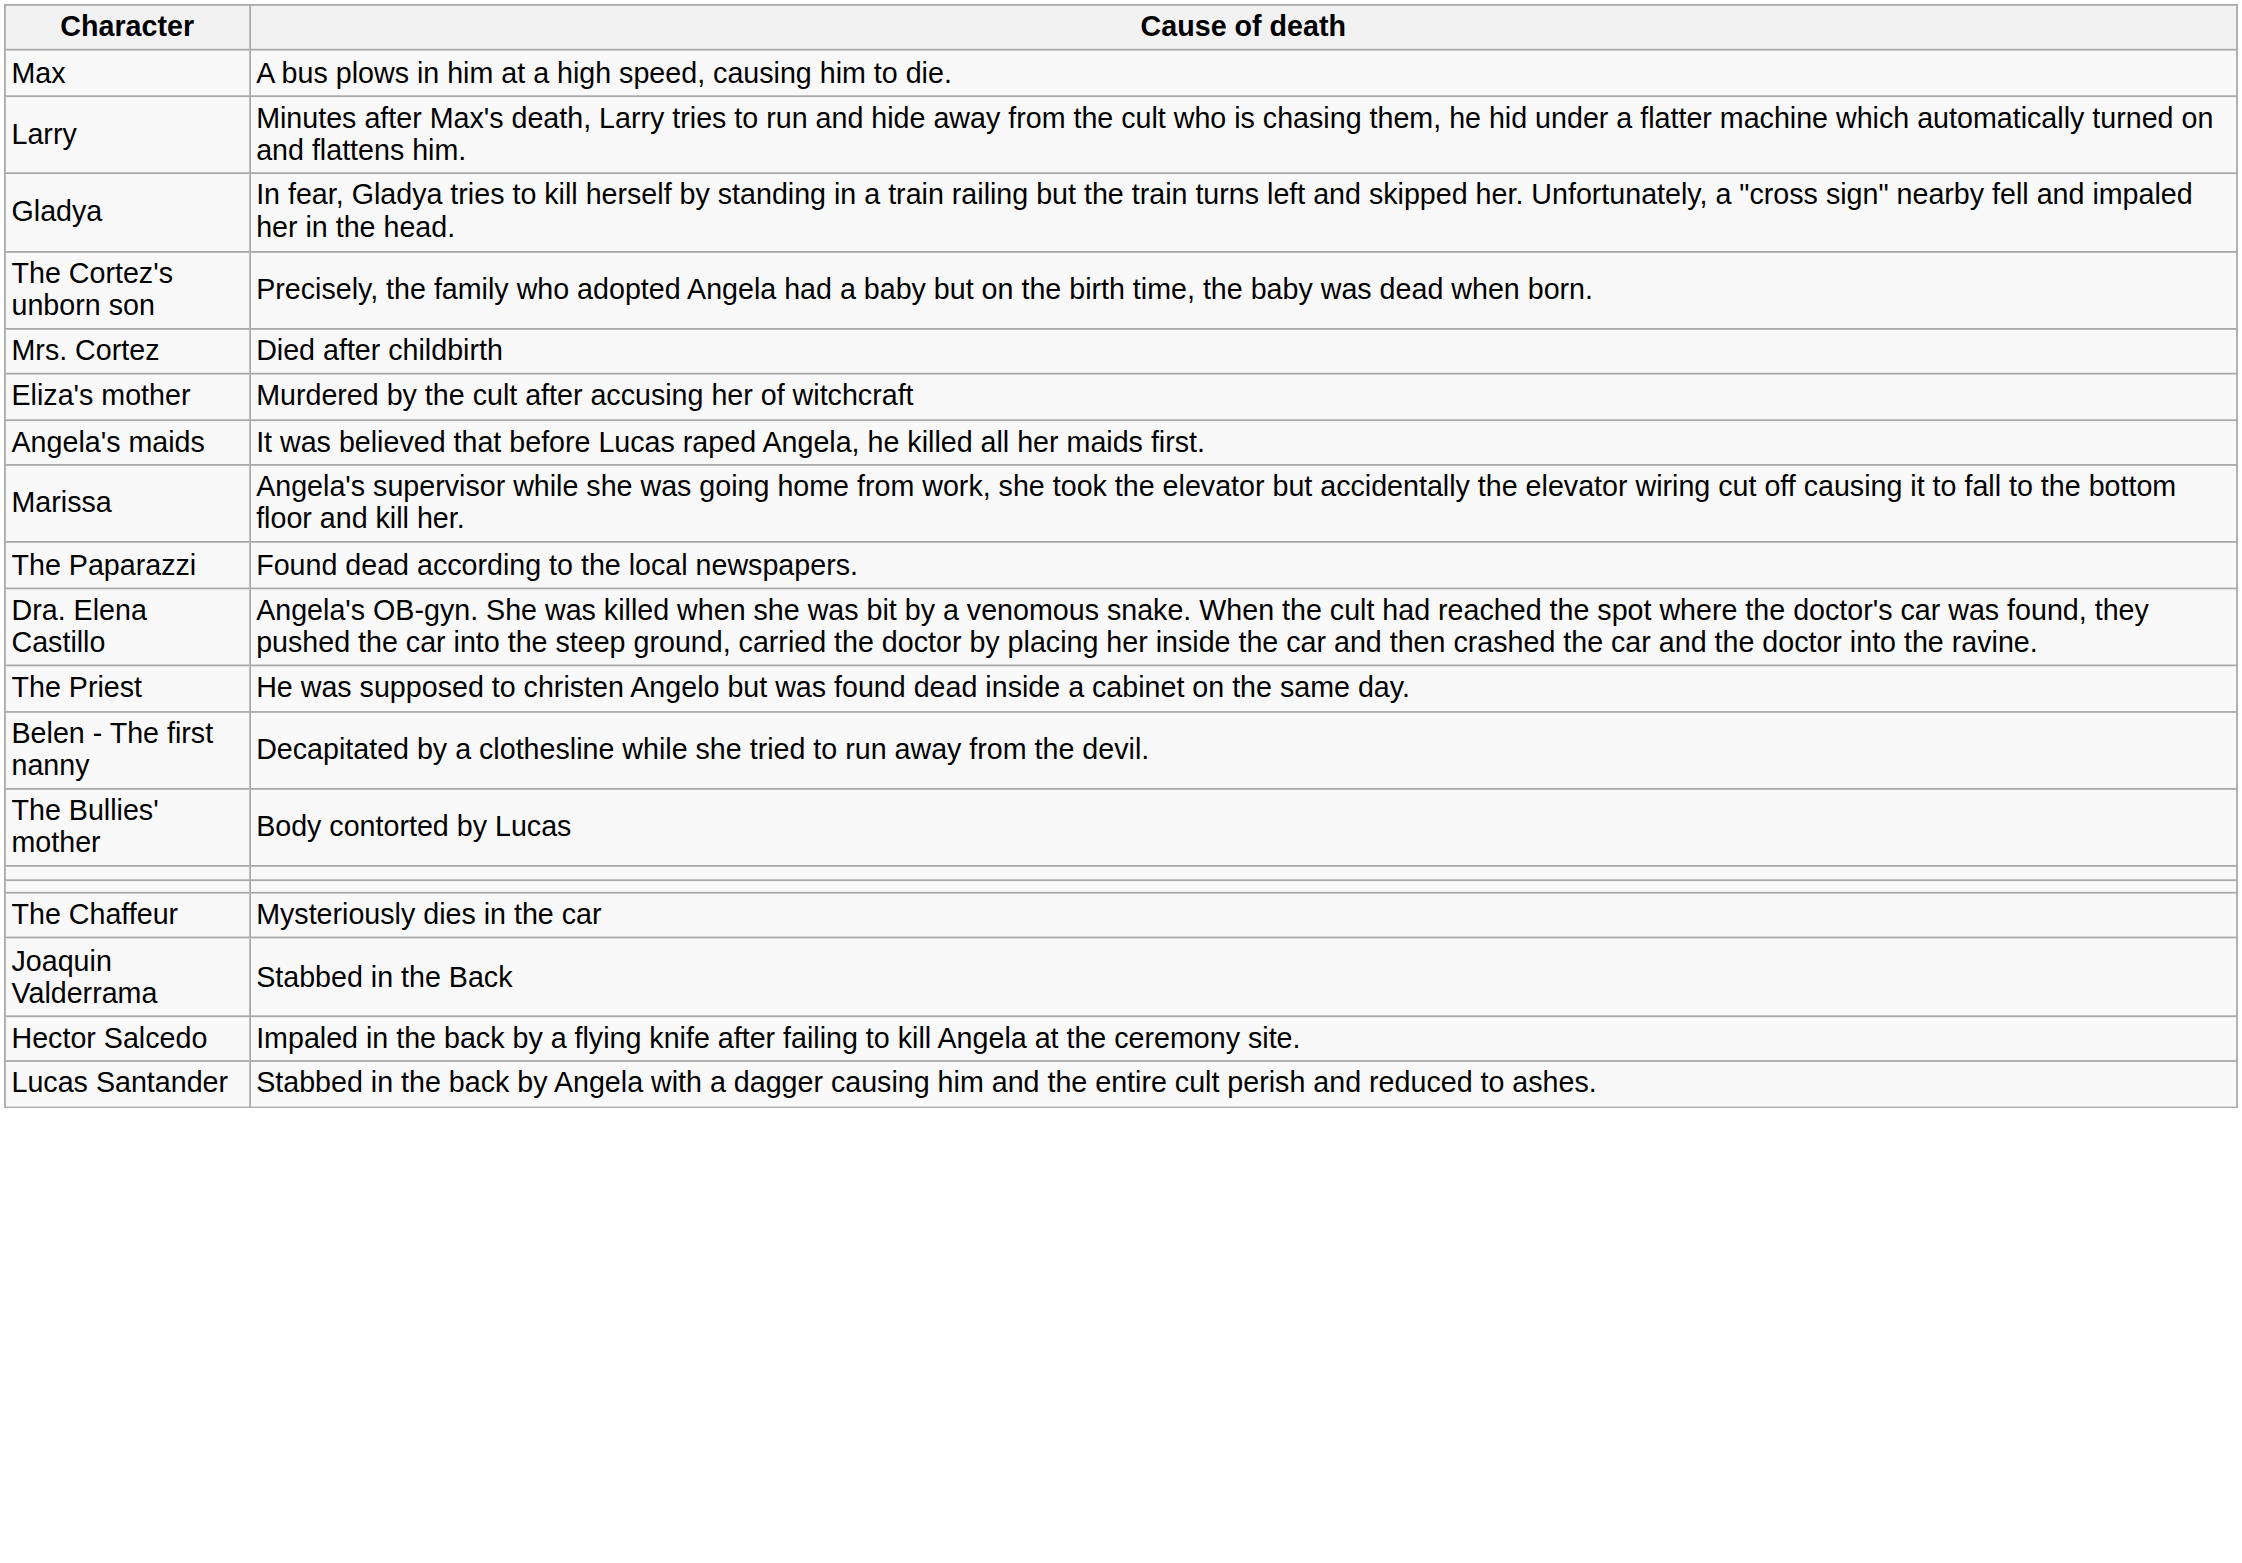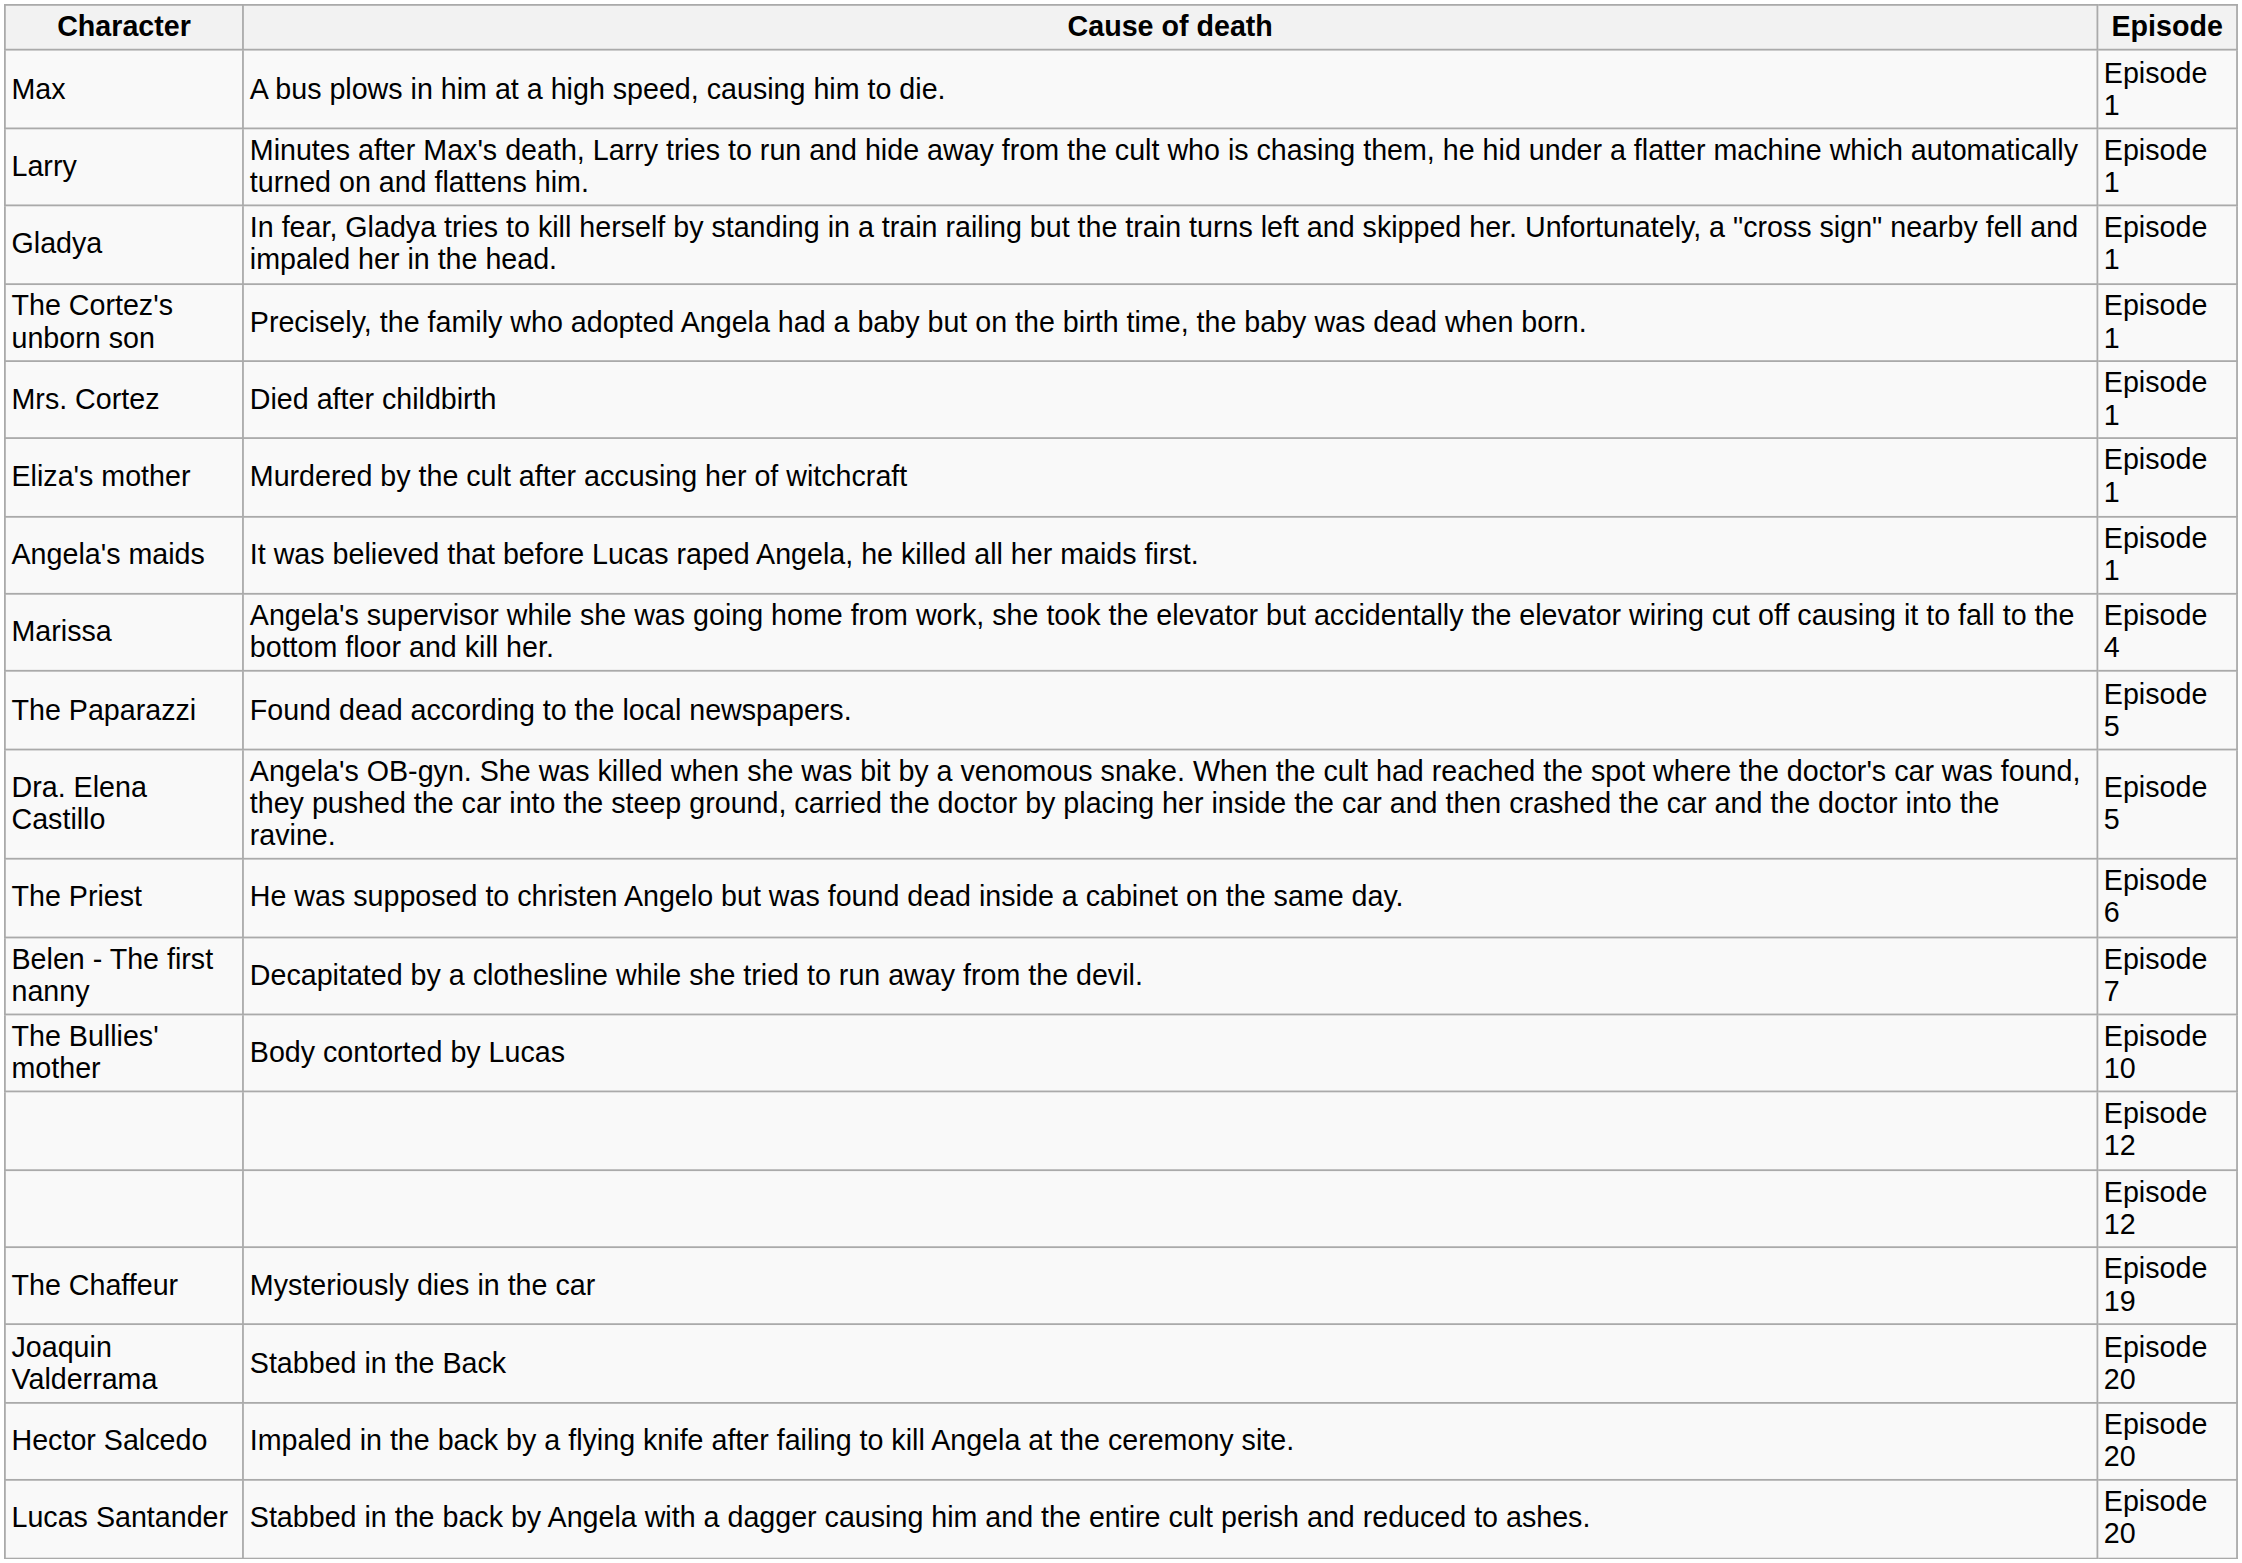+ column: (2167, 27)
